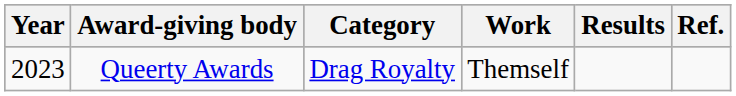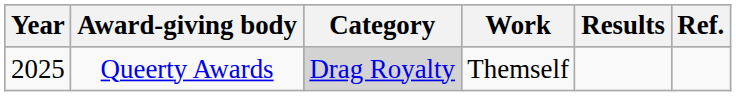(38, 68) 2023 -> (38, 68) 2025
(382, 68) no background -> (382, 68) lightgrey background
